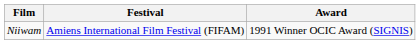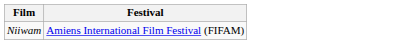- column: (331, 13)
